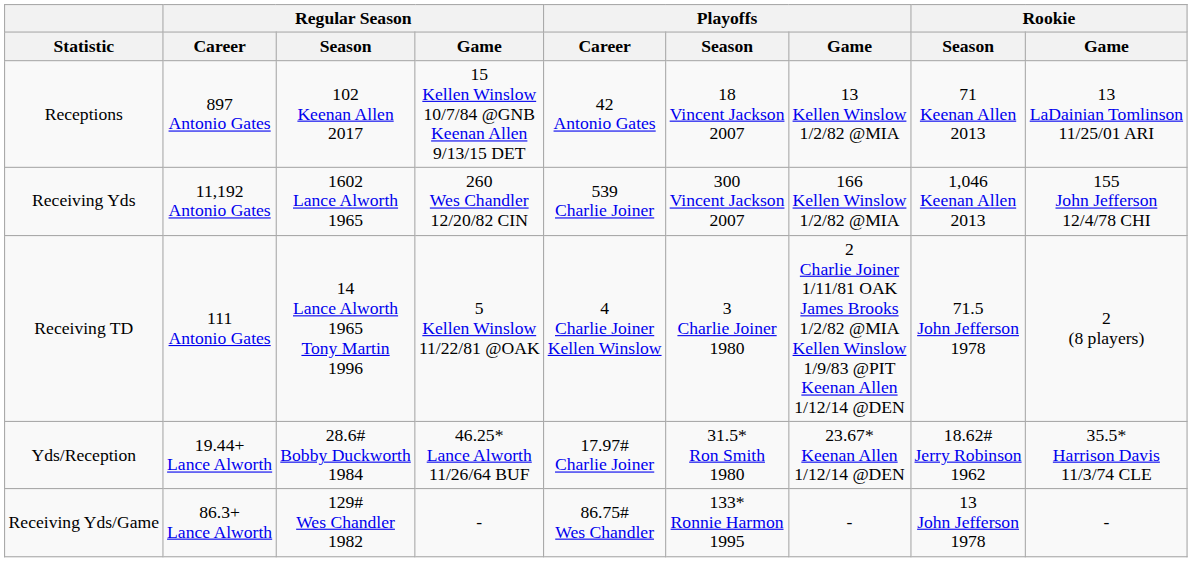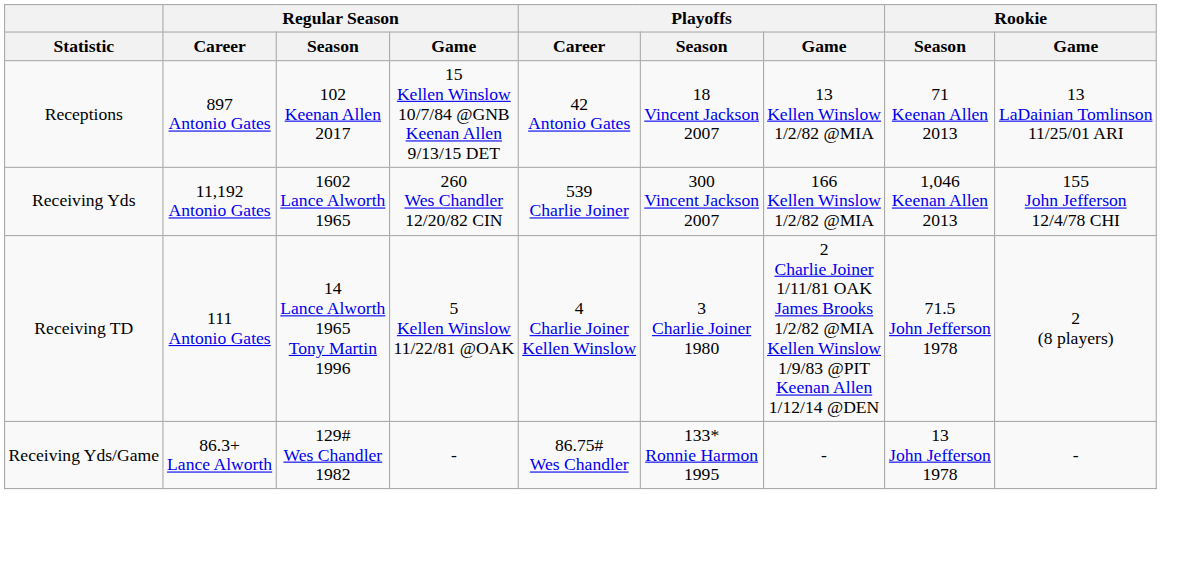- row: (84, 455)
